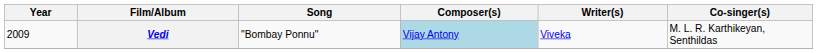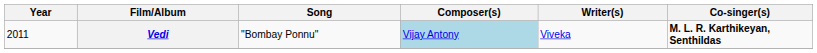(18, 34) 2009 -> (18, 34) 2011
(717, 34) normal -> (720, 34) bold
